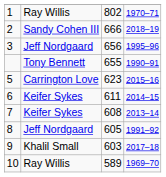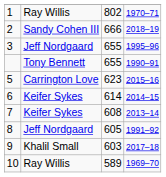(113, 46) 656 -> (113, 46) 655
(112, 96) 611 -> (113, 96) 614
